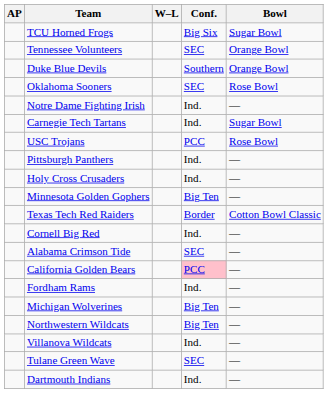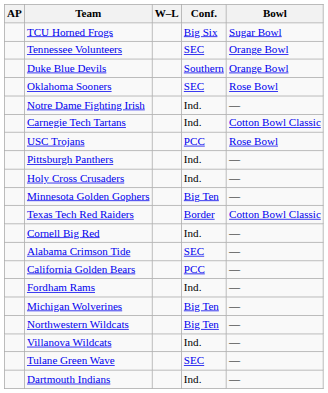(255, 123) Sugar Bowl -> (275, 123) Cotton Bowl Classic
(194, 270) pink background -> (194, 270) no background
